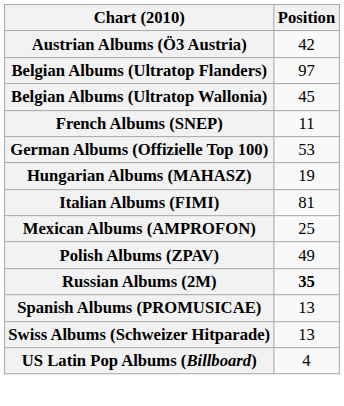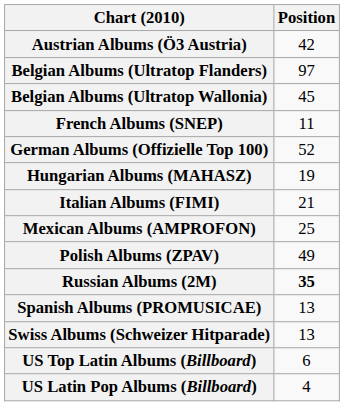(306, 149) 53 -> (306, 149) 52
(306, 202) 81 -> (306, 202) 21
+ row: (139, 360)
